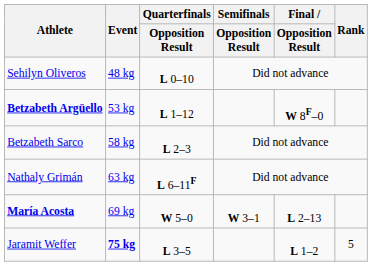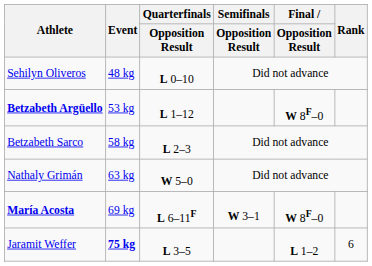(177, 184) L 6–11F -> (177, 182) W 5–0
(177, 218) W 5–0 -> (177, 217) L 6–11F
(304, 218) L 2–13 -> (304, 217) W 8F–0
(351, 244) 5 -> (351, 244) 6
